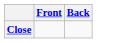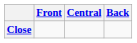+ column: (84, 12)
